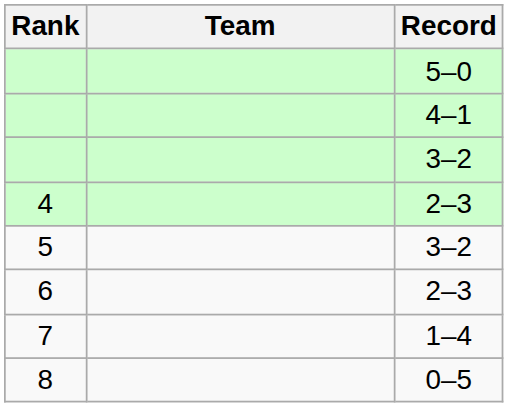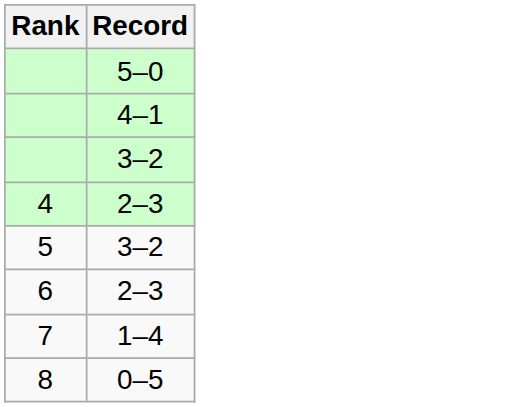- column: (240, 26)
